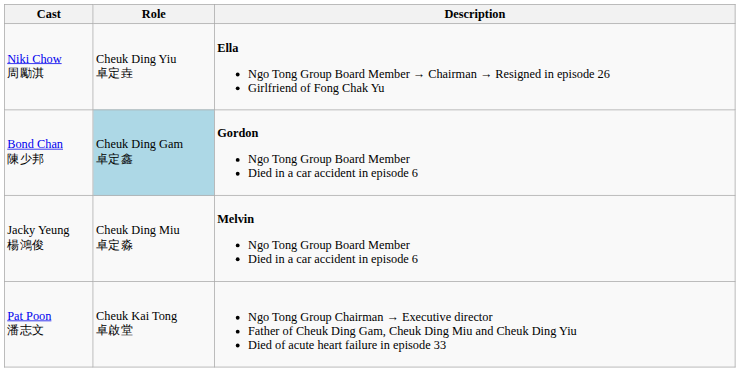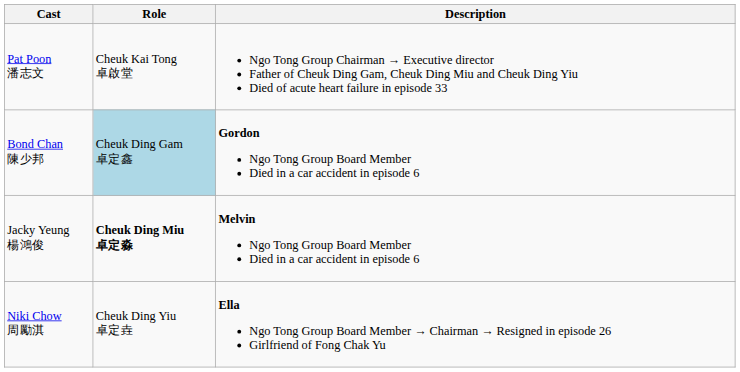rows swapped: (29, 323) <-> (34, 66)
(138, 237) normal -> (140, 237) bold
